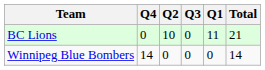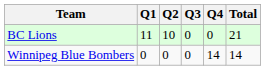columns swapped: (215, 14) <-> (148, 14)
